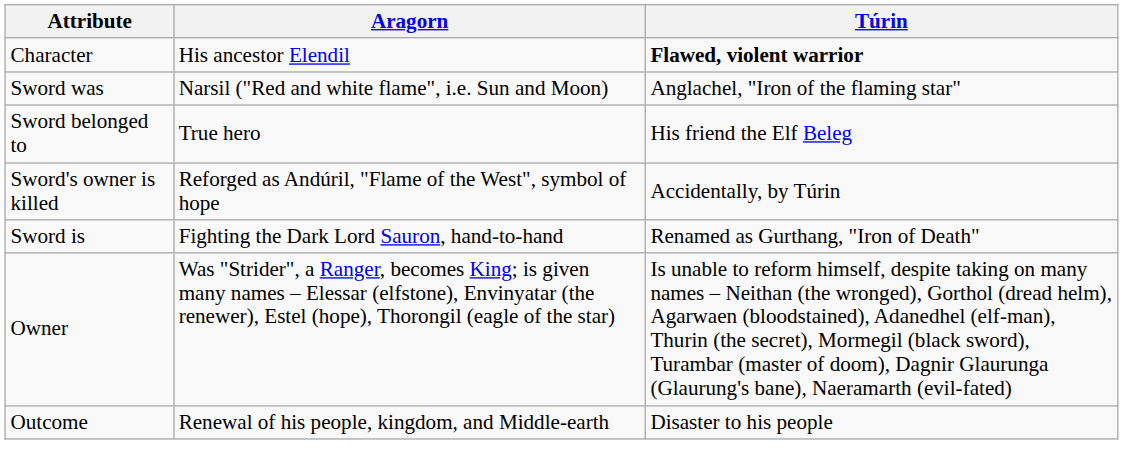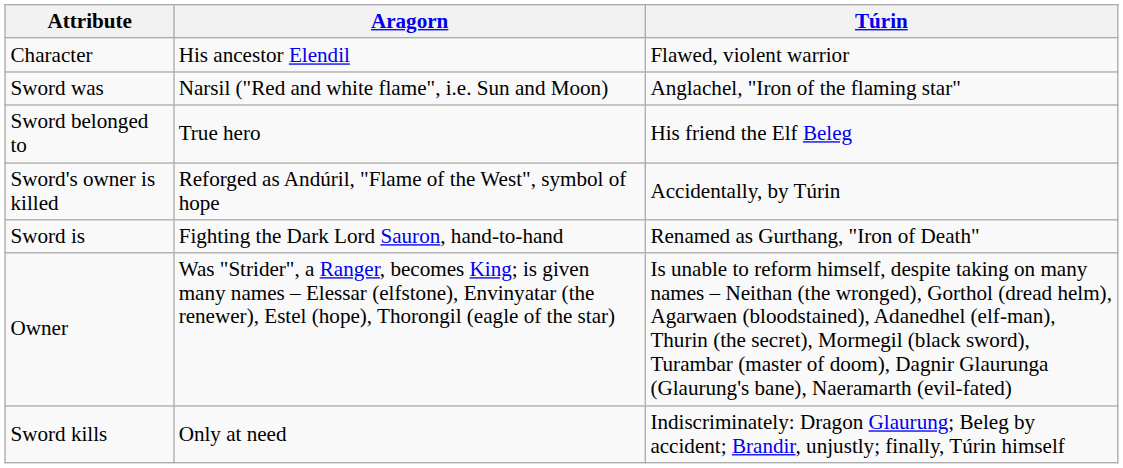(757, 54) bold -> (750, 54) normal
+ row: (59, 433)
- row: (49, 422)
